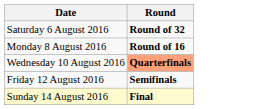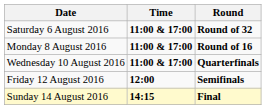+ column: (161, 12)
(160, 63) lightsalmon background -> (228, 63) no background
